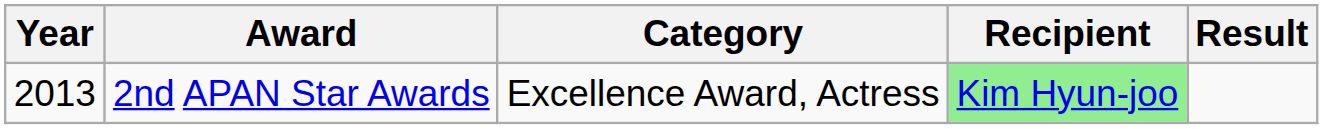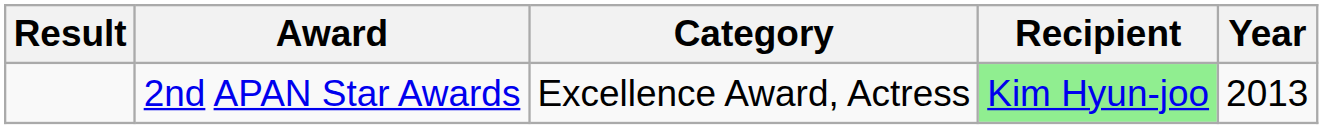columns swapped: (55, 33) <-> (1252, 33)
